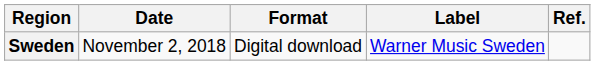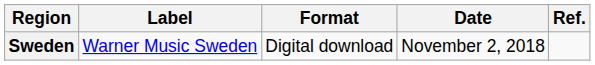columns swapped: (154, 18) <-> (457, 18)
